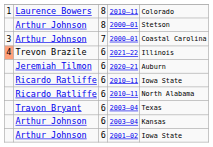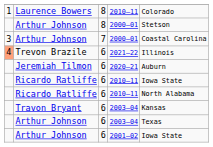(152, 108) Texas -> (154, 108) Kansas
(154, 121) Kansas -> (152, 121) Texas
